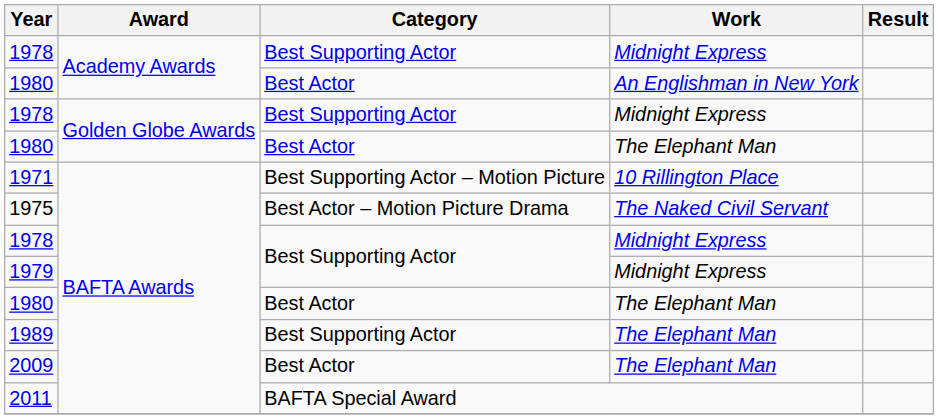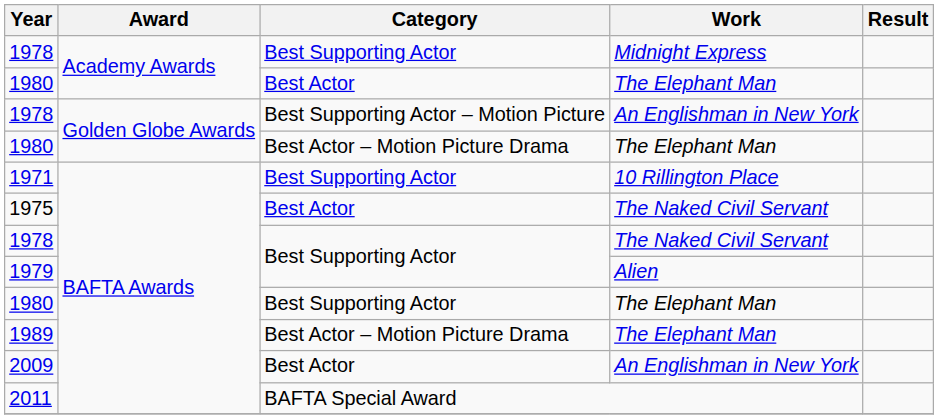(736, 83) An Englishman in New York -> (695, 83) The Elephant Man
(360, 114) Best Supporting Actor -> (435, 114) Best Supporting Actor – Motion Picture
(690, 114) Midnight Express -> (736, 114) An Englishman in New York
(309, 146) Best Actor -> (416, 146) Best Actor – Motion Picture Drama
(435, 177) Best Supporting Actor – Motion Picture -> (360, 177) Best Supporting Actor
(416, 209) Best Actor – Motion Picture Drama -> (309, 209) Best Actor
(690, 240) Midnight Express -> (721, 240) The Naked Civil Servant
(690, 271) Midnight Express -> (636, 271) Alien
(309, 303) Best Actor -> (360, 303) Best Supporting Actor
(360, 334) Best Supporting Actor -> (416, 334) Best Actor – Motion Picture Drama
(695, 366) The Elephant Man -> (736, 366) An Englishman in New York
